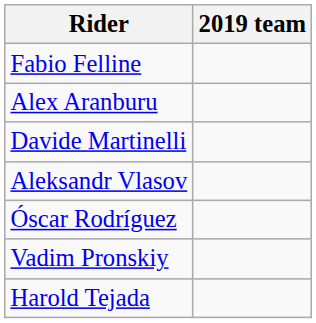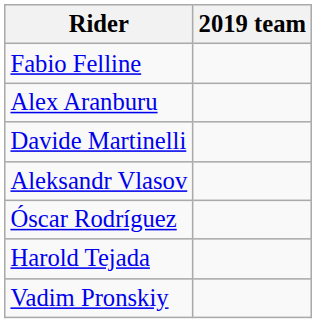rows swapped: (90, 258) <-> (80, 297)
